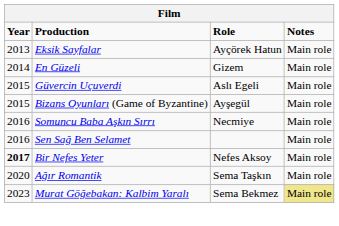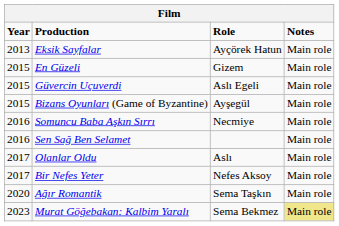(18, 67) 2014 -> (18, 67) 2015
+ row: (66, 157)
(18, 157) bold -> (18, 175) normal
